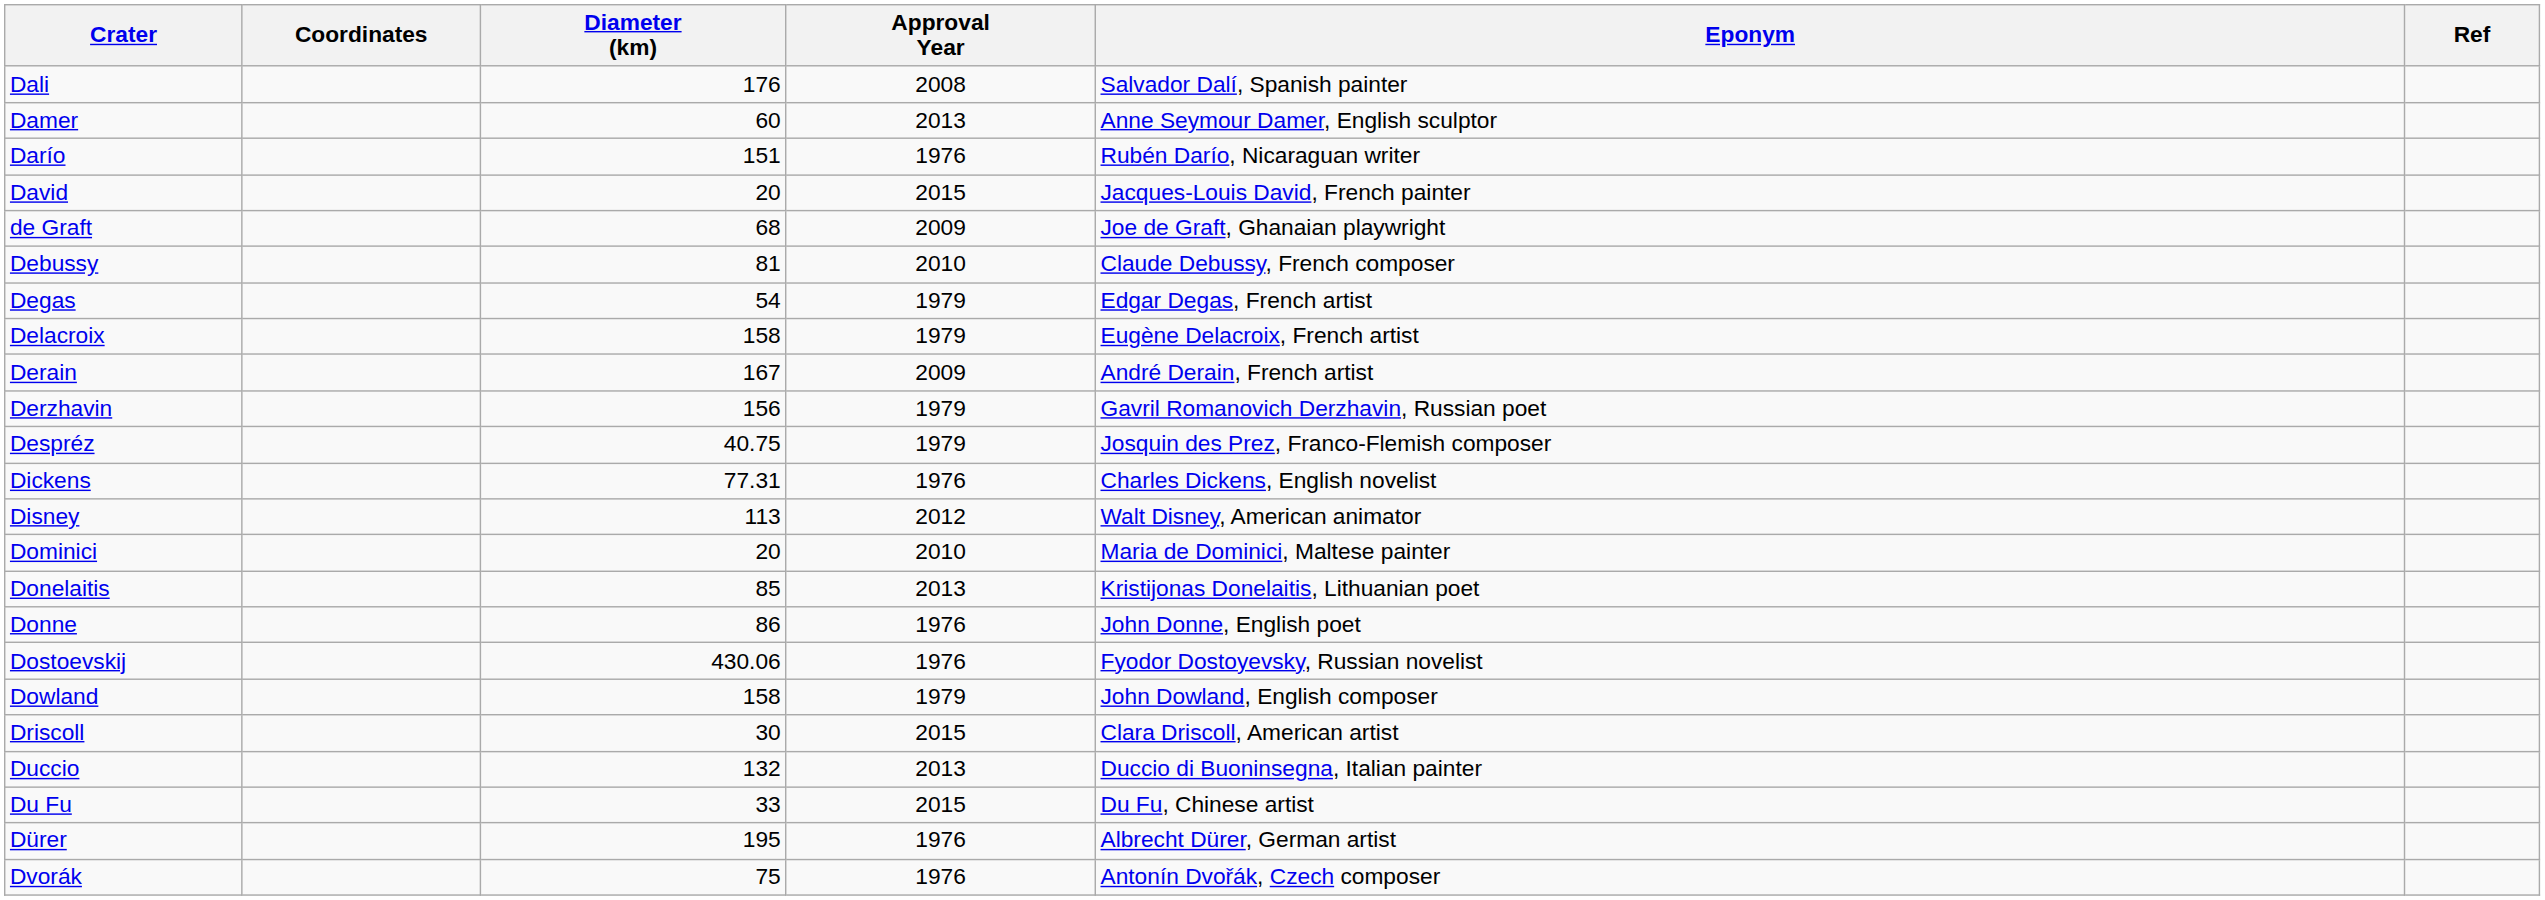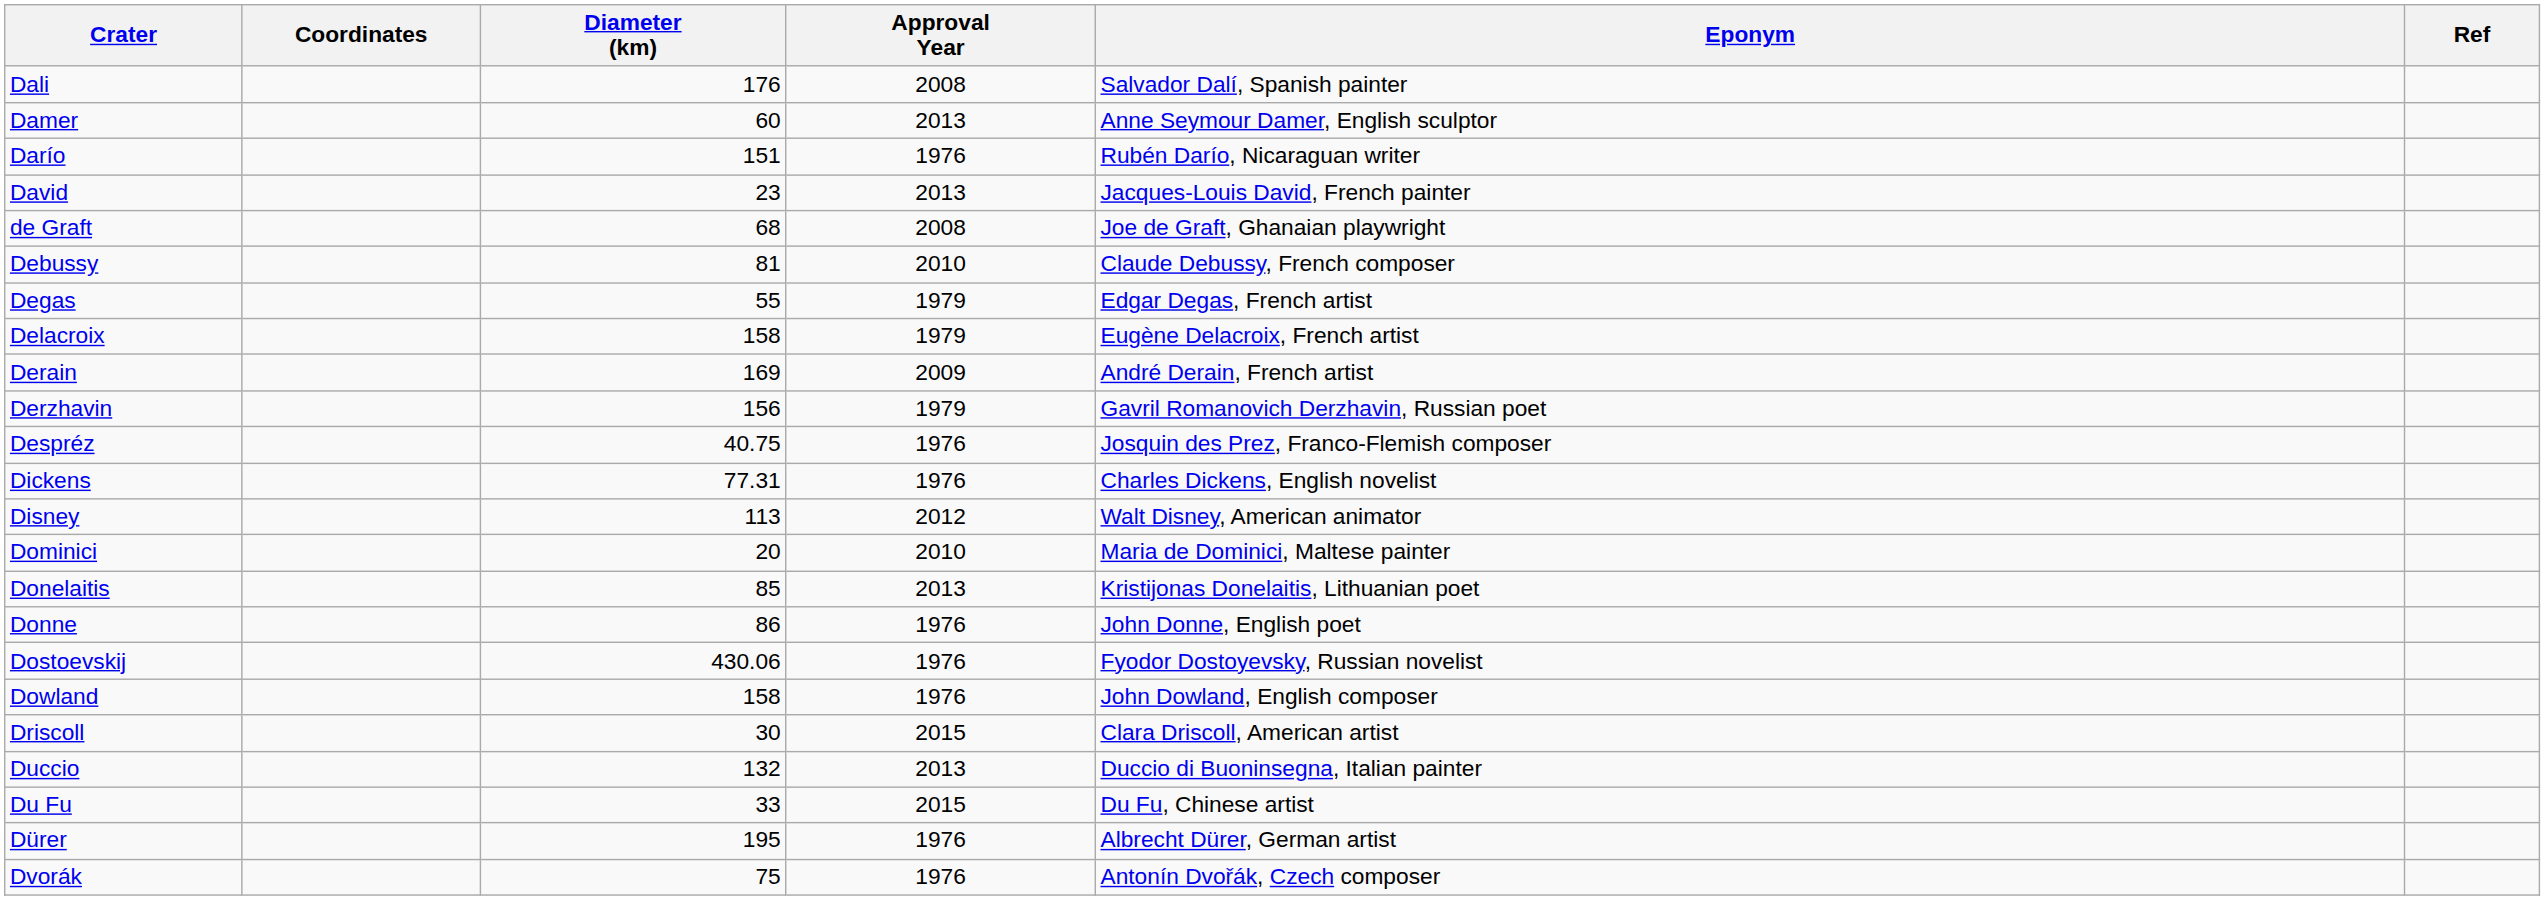(768, 192) 20 -> (768, 192) 23
(941, 192) 2015 -> (941, 192) 2013
(941, 228) 2009 -> (941, 228) 2008
(768, 300) 54 -> (768, 300) 55
(762, 372) 167 -> (762, 372) 169
(941, 444) 1979 -> (941, 444) 1976
(941, 696) 1979 -> (941, 696) 1976
